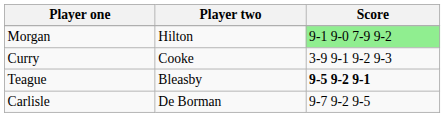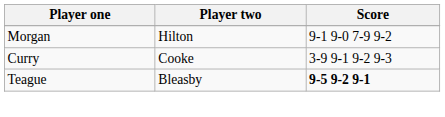(350, 36) lightgreen background -> (350, 36) no background
- row: (29, 101)
